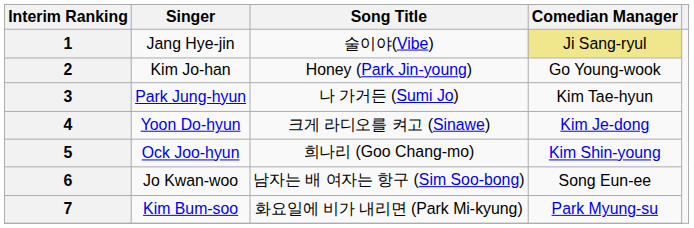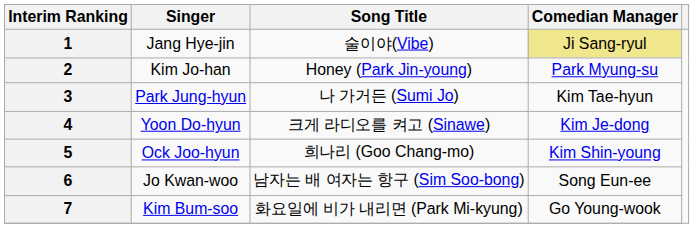(605, 70) Go Young-wook -> (605, 70) Park Myung-su
(605, 209) Park Myung-su -> (605, 209) Go Young-wook
